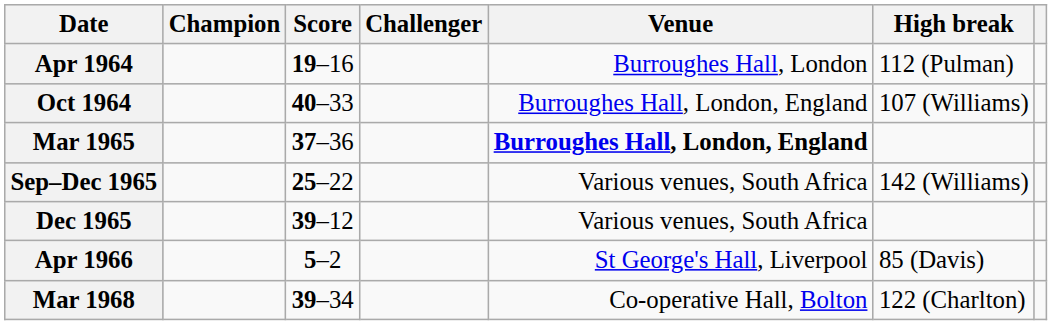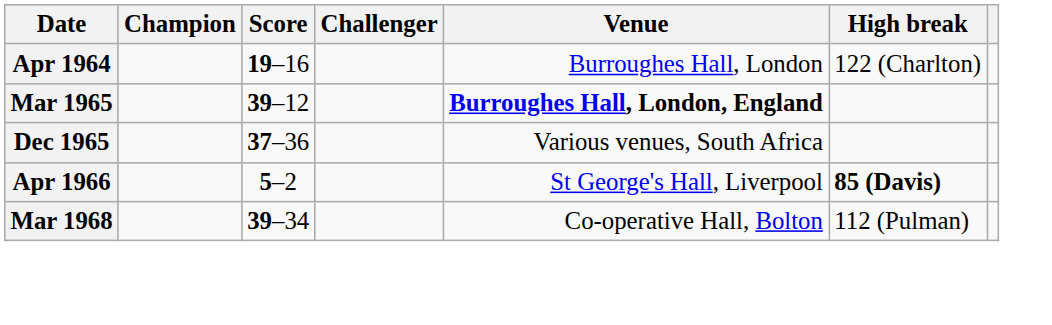(946, 63) 112 (Pulman) -> (908, 63) 122 (Charlton)
- row: (84, 102)
(323, 142) 37–36 -> (278, 102) 39–12
- row: (84, 181)
(323, 220) 39–12 -> (278, 142) 37–36
(932, 260) normal -> (888, 181) bold
(952, 299) 122 (Charlton) -> (902, 220) 112 (Pulman)
